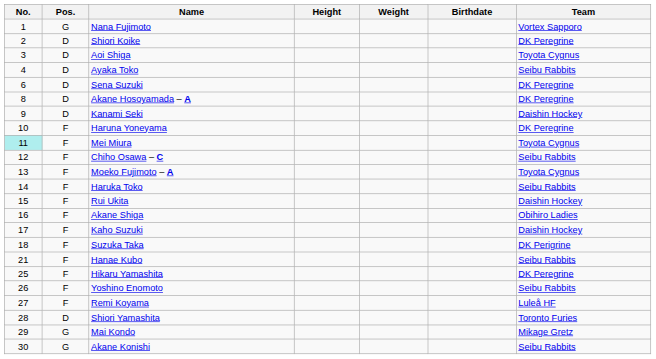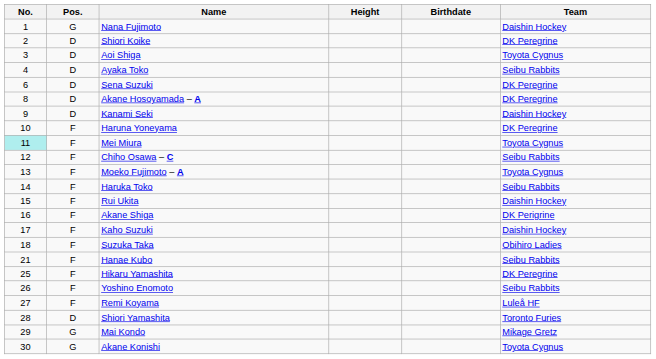- column: (394, 12)
(550, 27) Vortex Sapporo -> (534, 27) Daishin Hockey
(548, 216) Obihiro Ladies -> (528, 216) DK Perigrine
(544, 245) DK Perigrine -> (532, 245) Obihiro Ladies
(547, 347) Seibu Rabbits -> (533, 347) Toyota Cygnus
